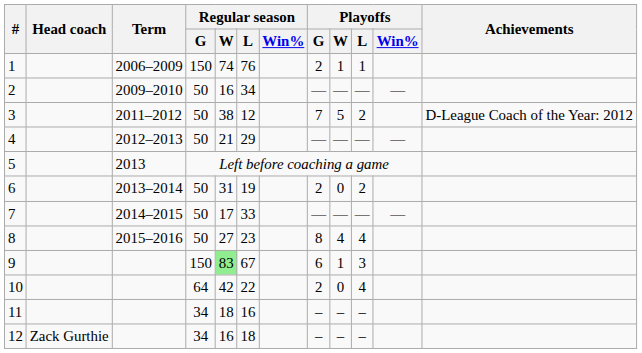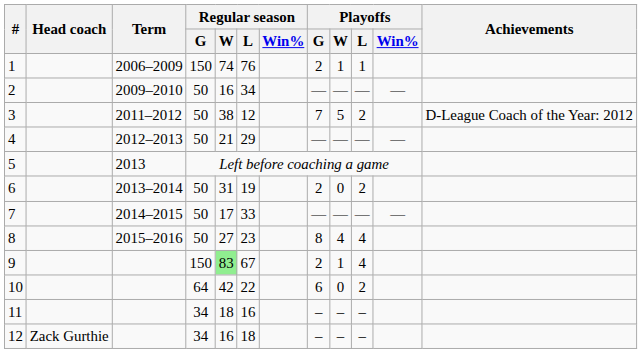(319, 262) 6 -> (319, 262) 2
(362, 262) 3 -> (362, 262) 4
(319, 287) 2 -> (319, 287) 6
(362, 287) 4 -> (362, 287) 2
